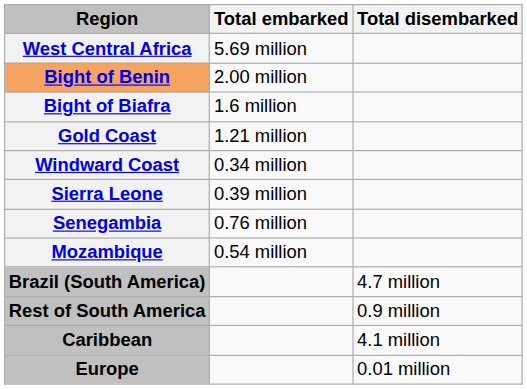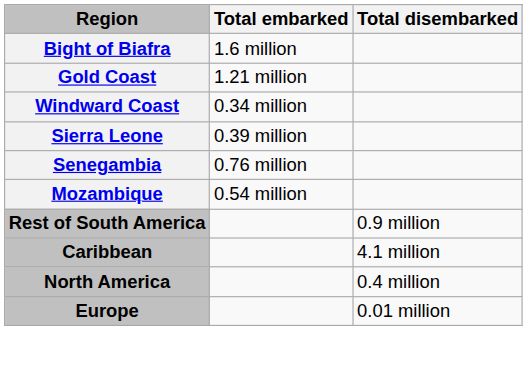- row: (107, 48)
- row: (107, 77)
- row: (107, 281)
+ row: (107, 281)
